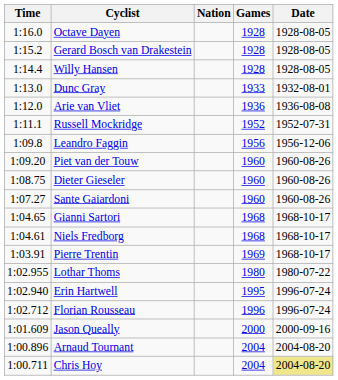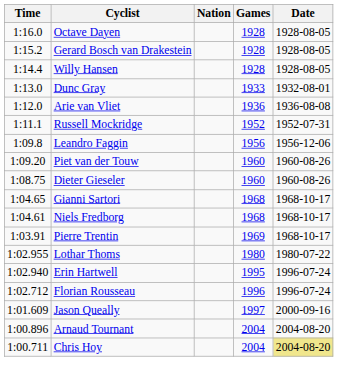- row: (91, 198)
(253, 328) 2000 -> (253, 310) 1997
